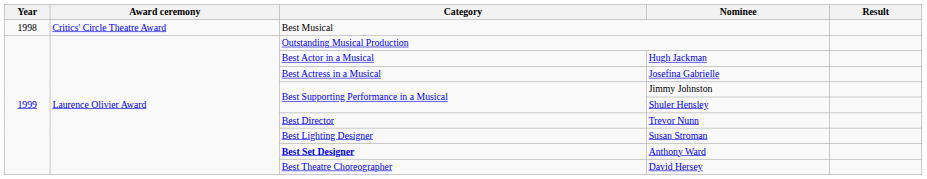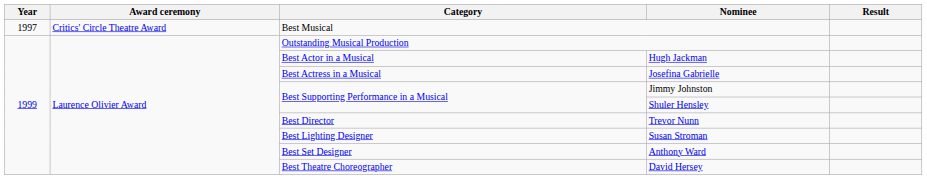(27, 27) 1998 -> (27, 27) 1997
(318, 151) bold -> (317, 151) normal
